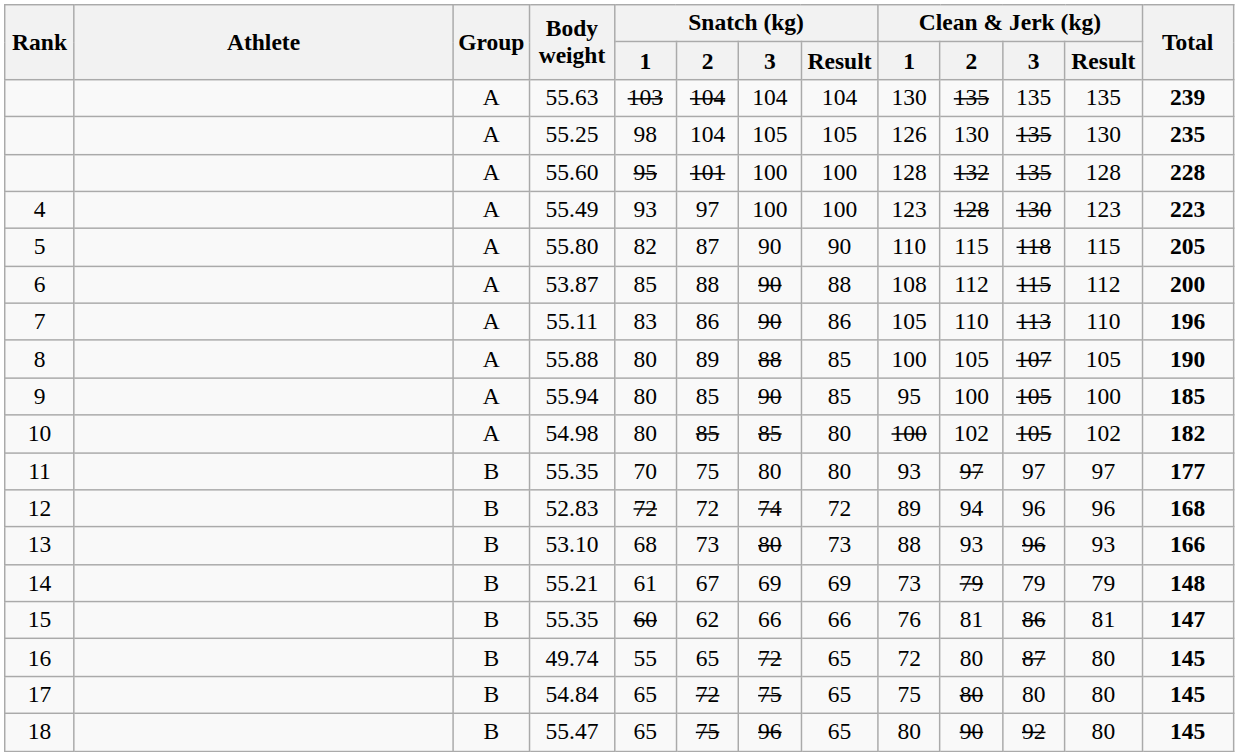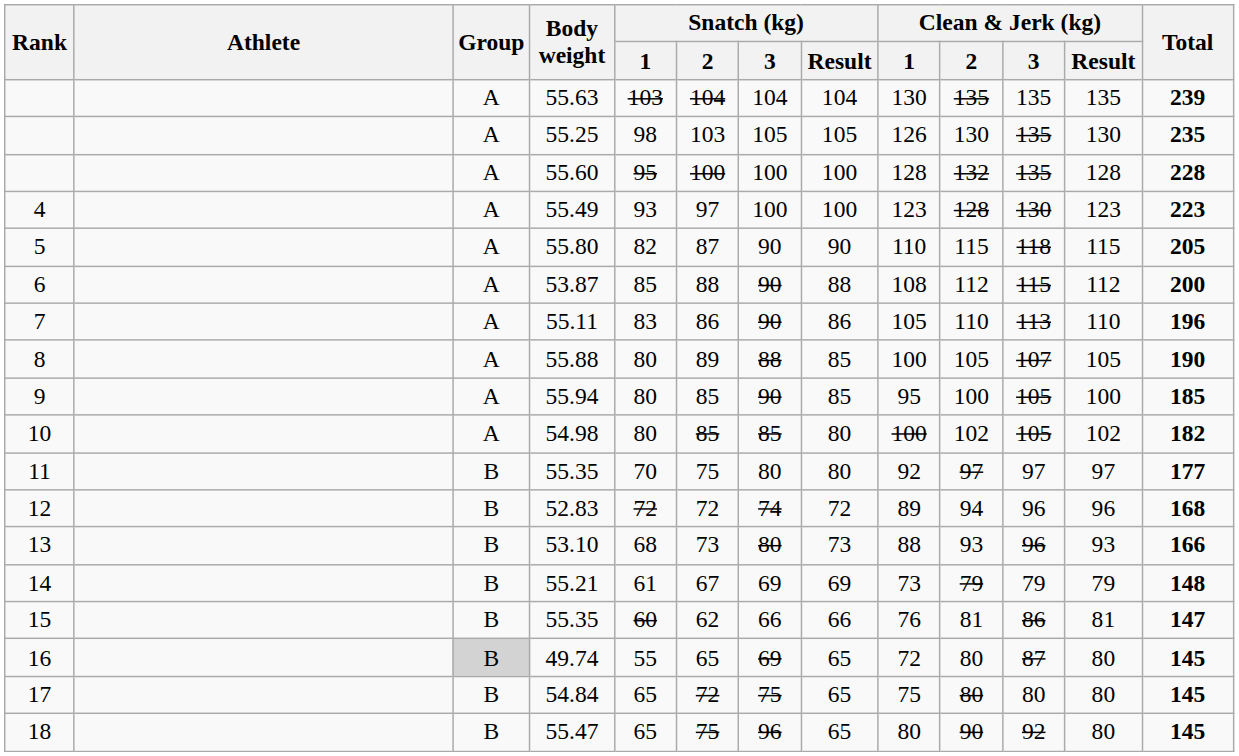(708, 135) 104 -> (708, 135) 103
(708, 172) 101 -> (708, 172) 100
(909, 470) 93 -> (909, 470) 92
(491, 657) no background -> (491, 657) lightgrey background
(770, 657) 72 -> (770, 657) 69
